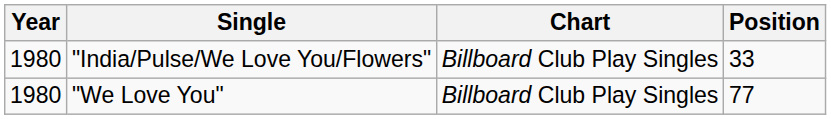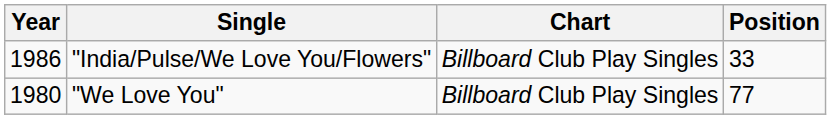(36, 59) 1980 -> (36, 59) 1986
